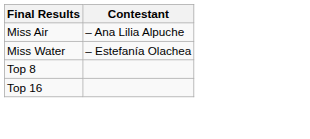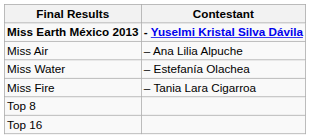+ row: (73, 32)
+ row: (31, 88)
